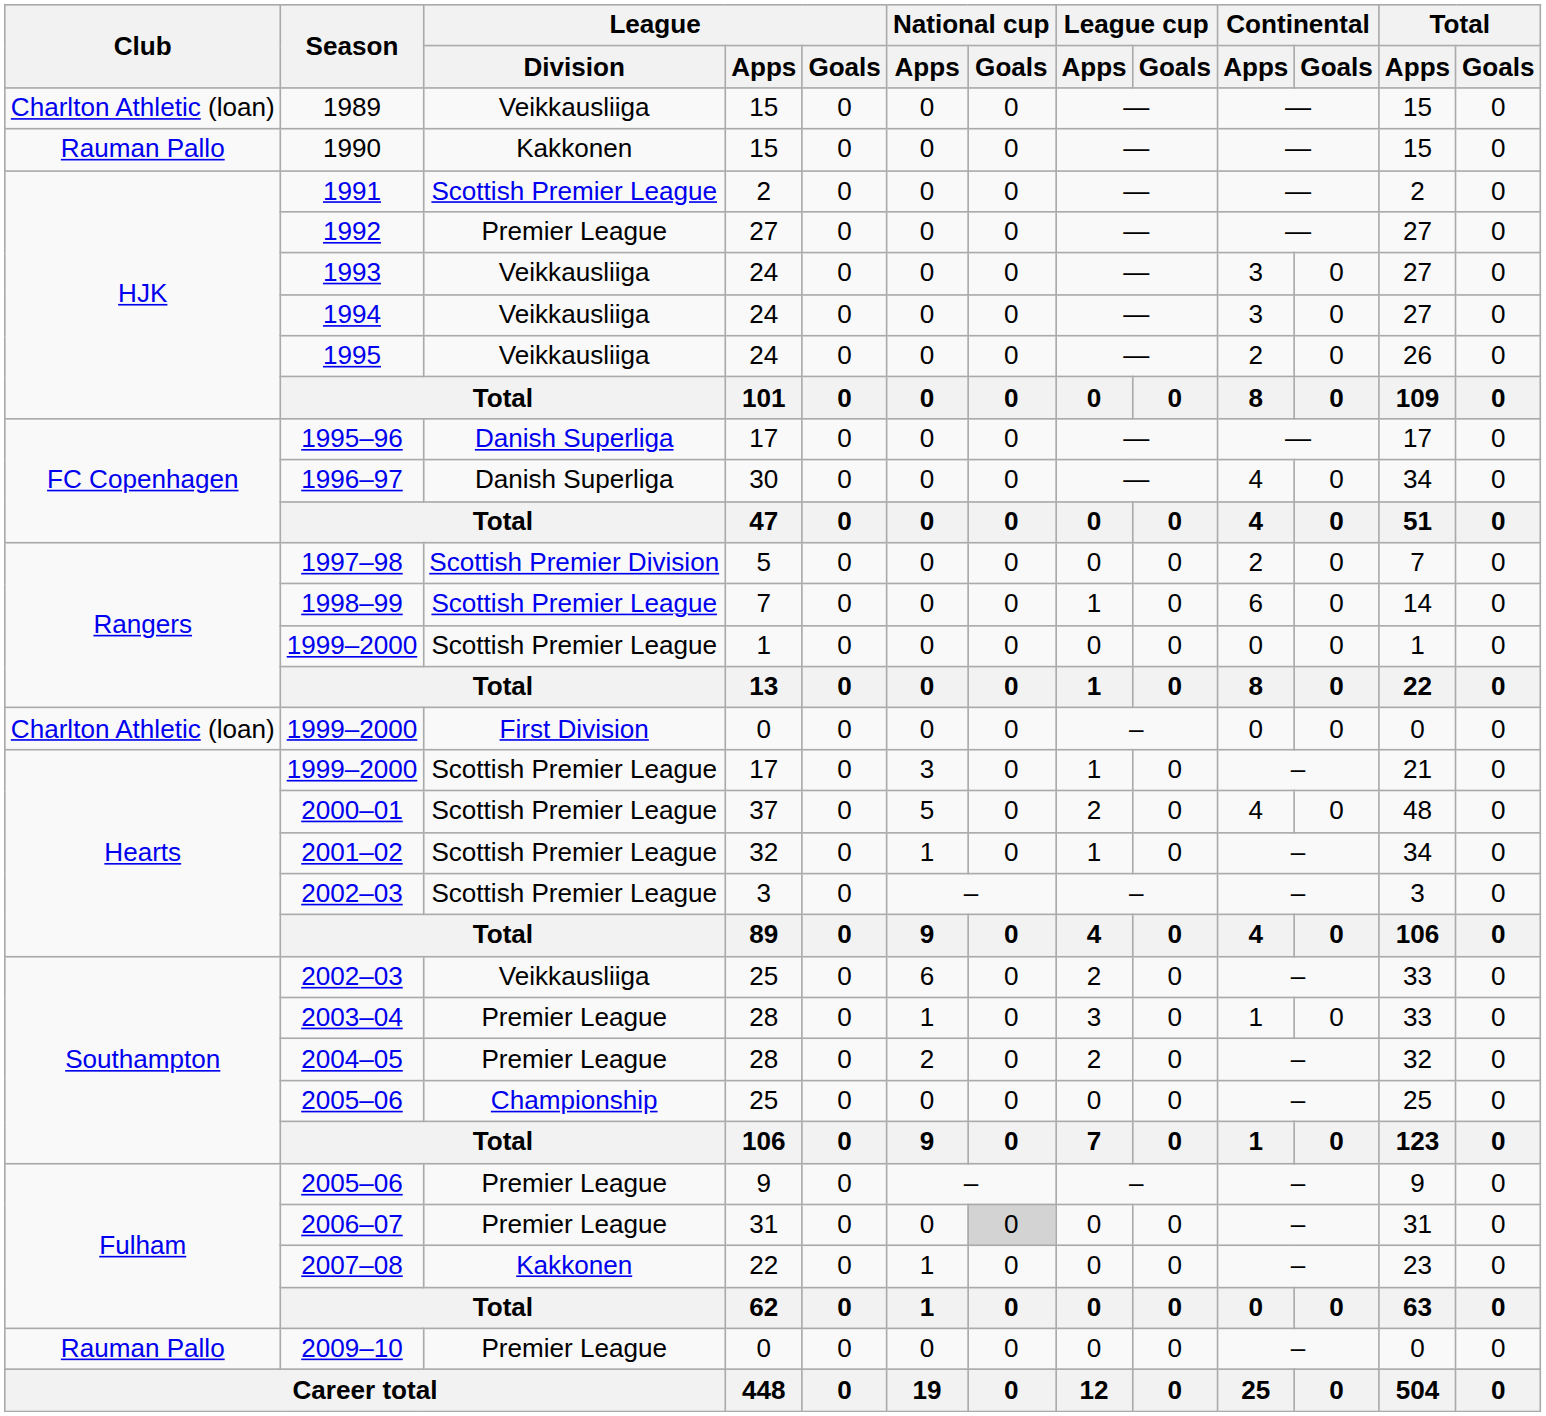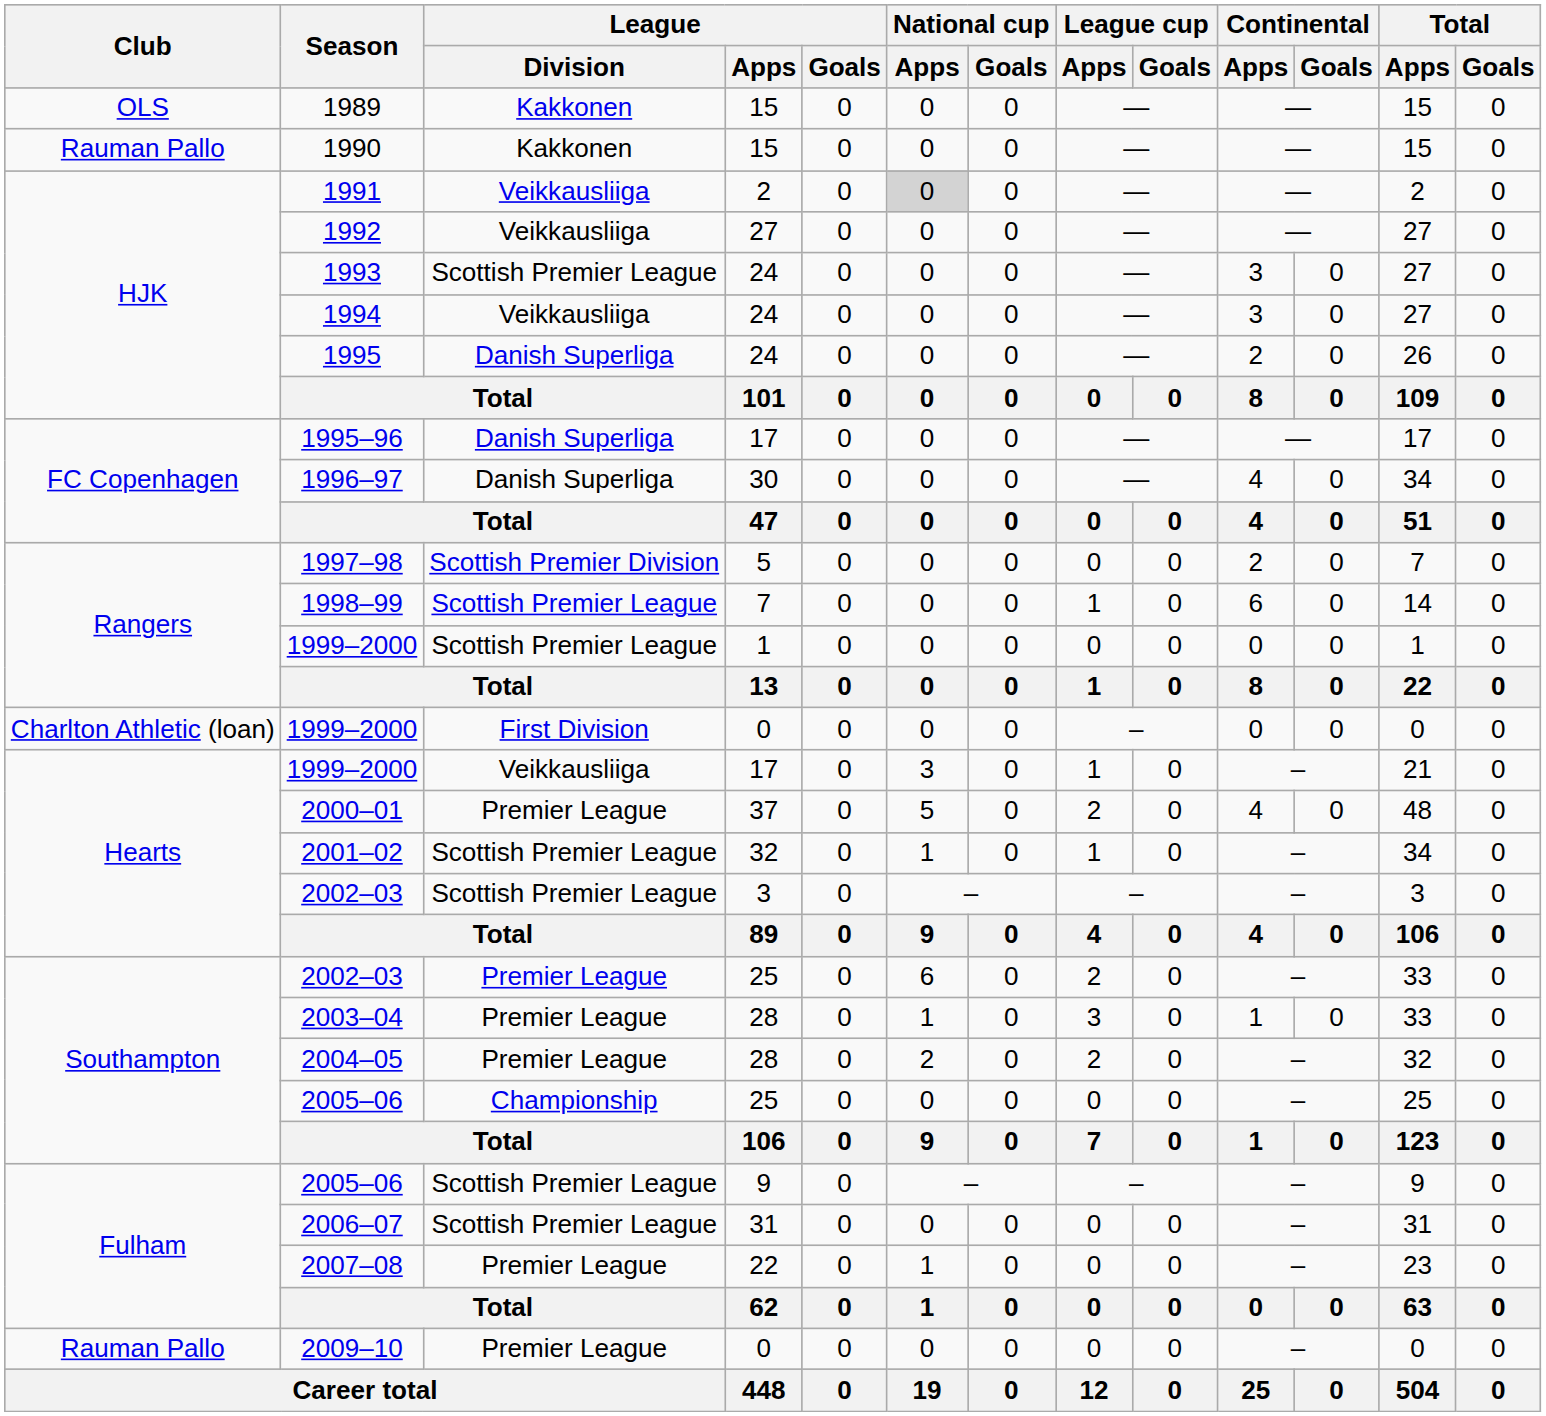(143, 107) Charlton Athletic (loan) -> (143, 107) OLS
(574, 107) Veikkausliiga -> (574, 107) Kakkonen
(574, 190) Scottish Premier League -> (574, 190) Veikkausliiga
(927, 190) no background -> (927, 190) lightgrey background
(574, 231) Premier League -> (574, 231) Veikkausliiga
(574, 273) Veikkausliiga -> (574, 273) Scottish Premier League
(574, 356) Veikkausliiga -> (574, 356) Danish Superliga
(574, 769) Scottish Premier League -> (574, 769) Veikkausliiga
(574, 811) Scottish Premier League -> (574, 811) Premier League
(574, 976) Veikkausliiga -> (574, 976) Premier League
(574, 1183) Premier League -> (574, 1183) Scottish Premier League
(574, 1224) Premier League -> (574, 1224) Scottish Premier League
(1011, 1224) lightgrey background -> (1011, 1224) no background
(574, 1266) Kakkonen -> (574, 1266) Premier League
